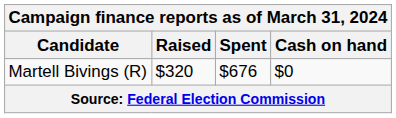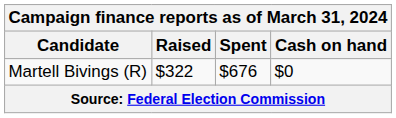(174, 71) $320 -> (174, 71) $322
